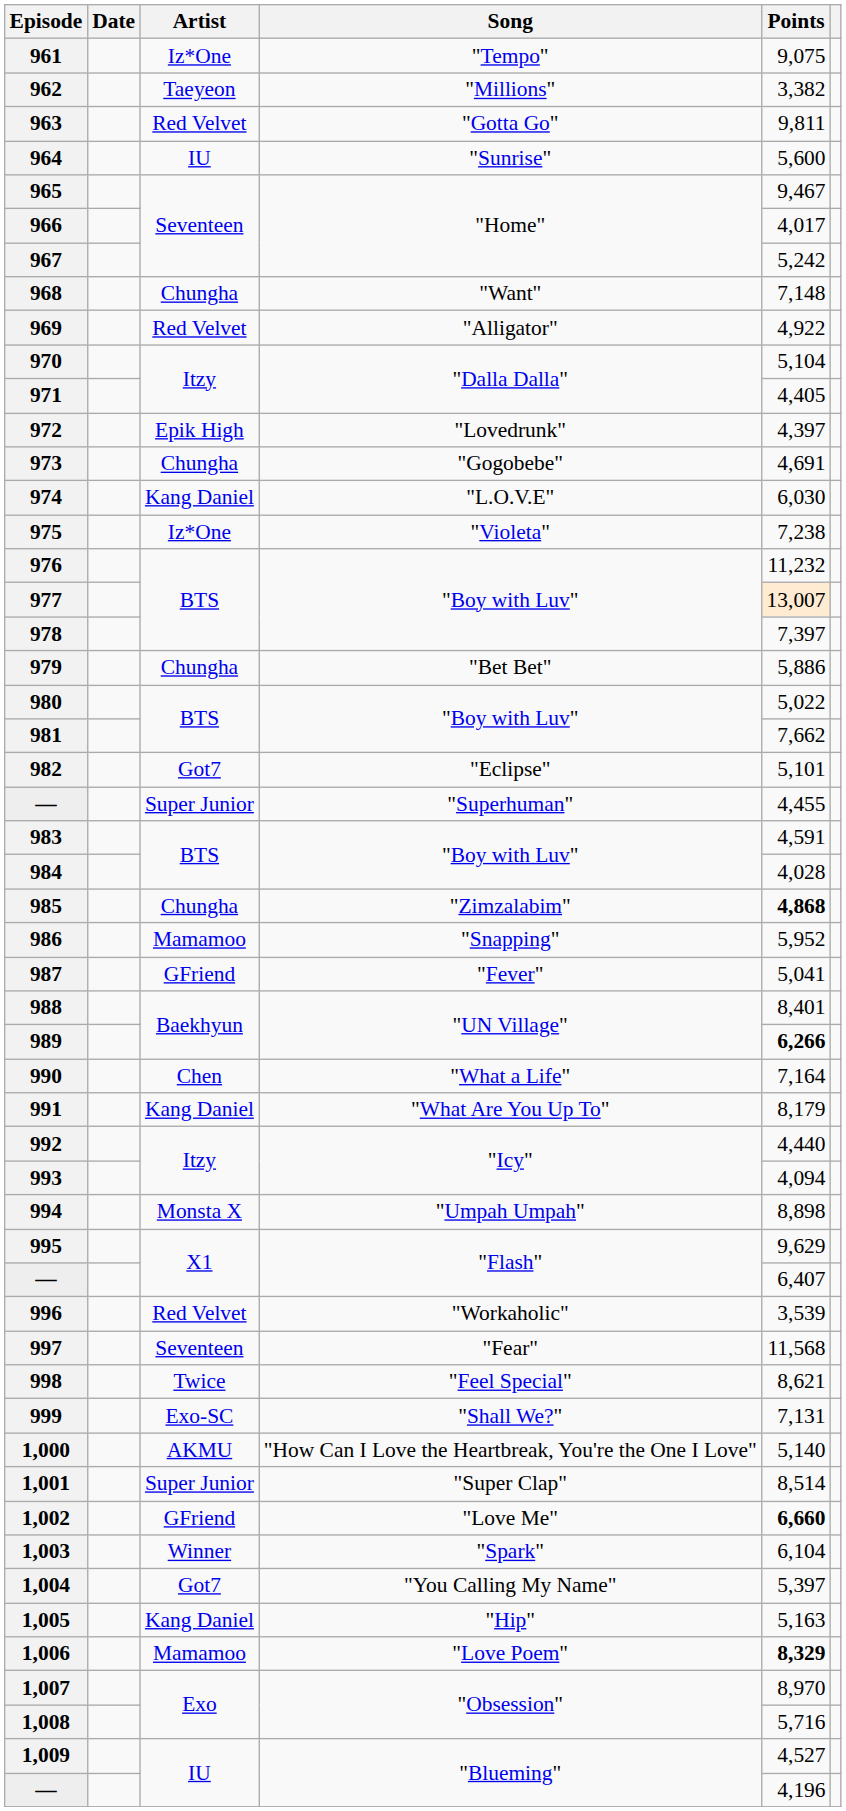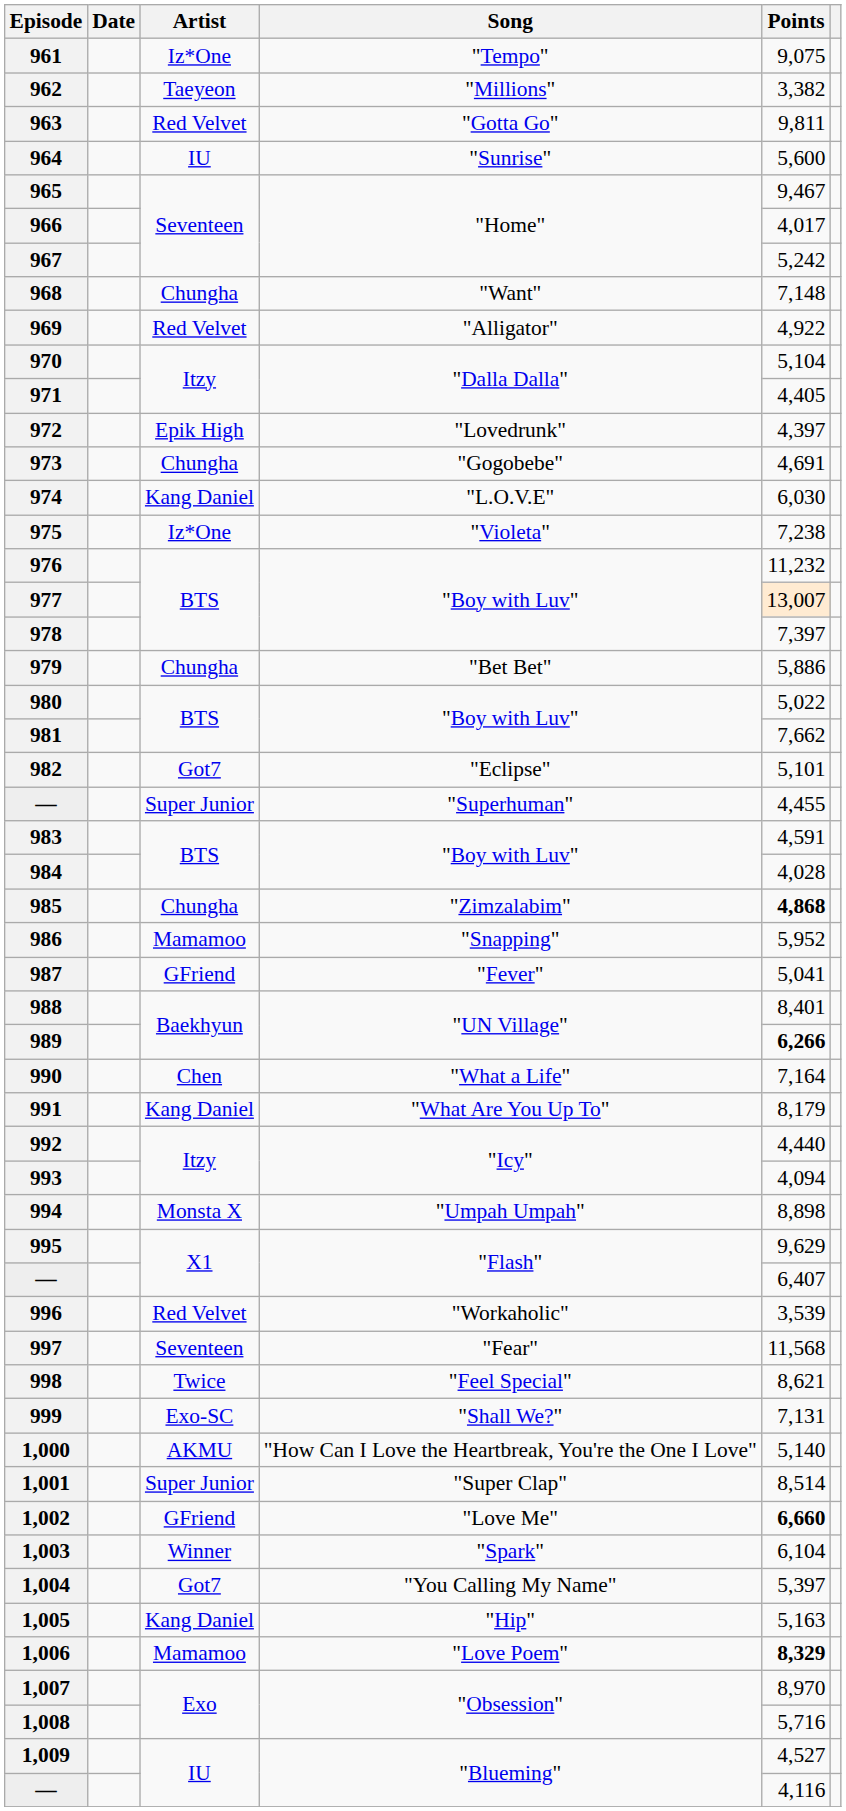(801, 1789) 4,196 -> (802, 1789) 4,116
